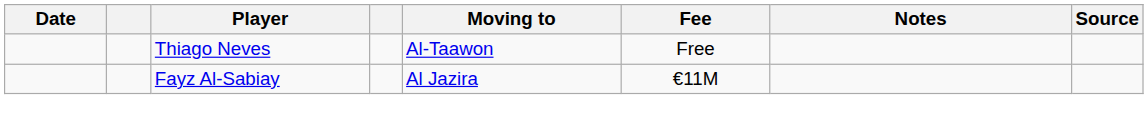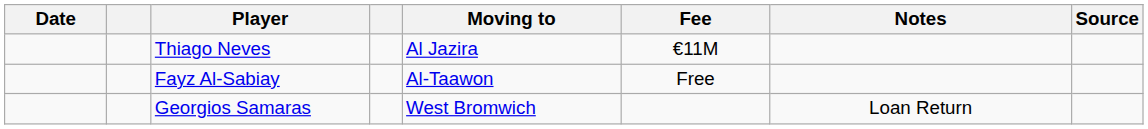(450, 49) Al-Taawon -> (442, 49) Al Jazira
(696, 49) Free -> (696, 49) €11M
(442, 78) Al Jazira -> (450, 78) Al-Taawon
(696, 78) €11M -> (696, 78) Free
+ row: (233, 108)
